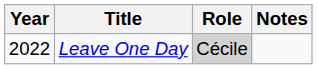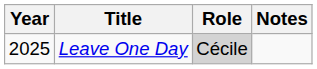(30, 48) 2022 -> (30, 48) 2025
